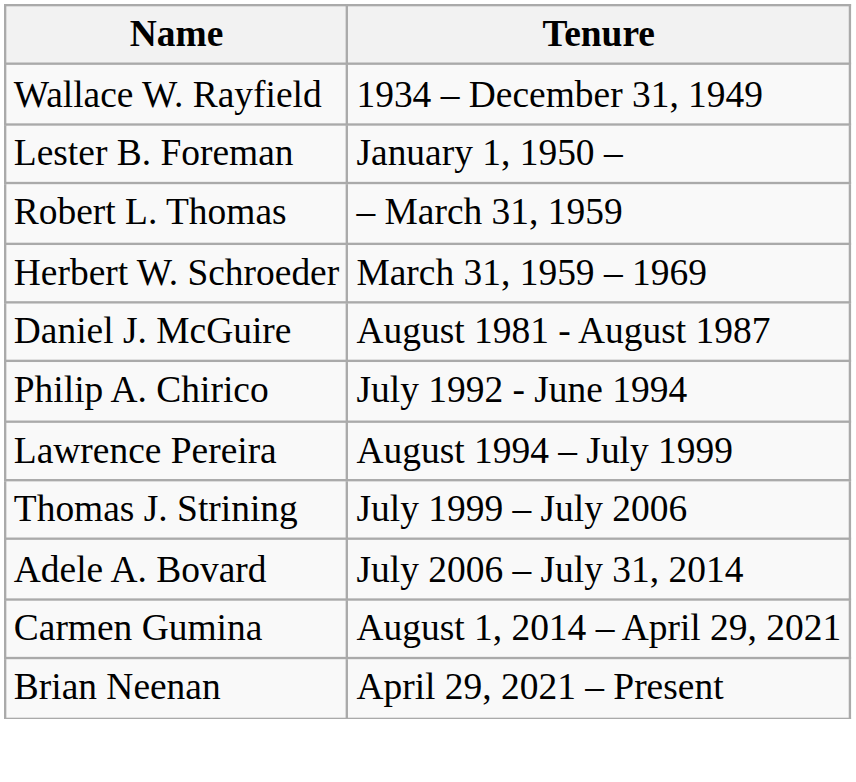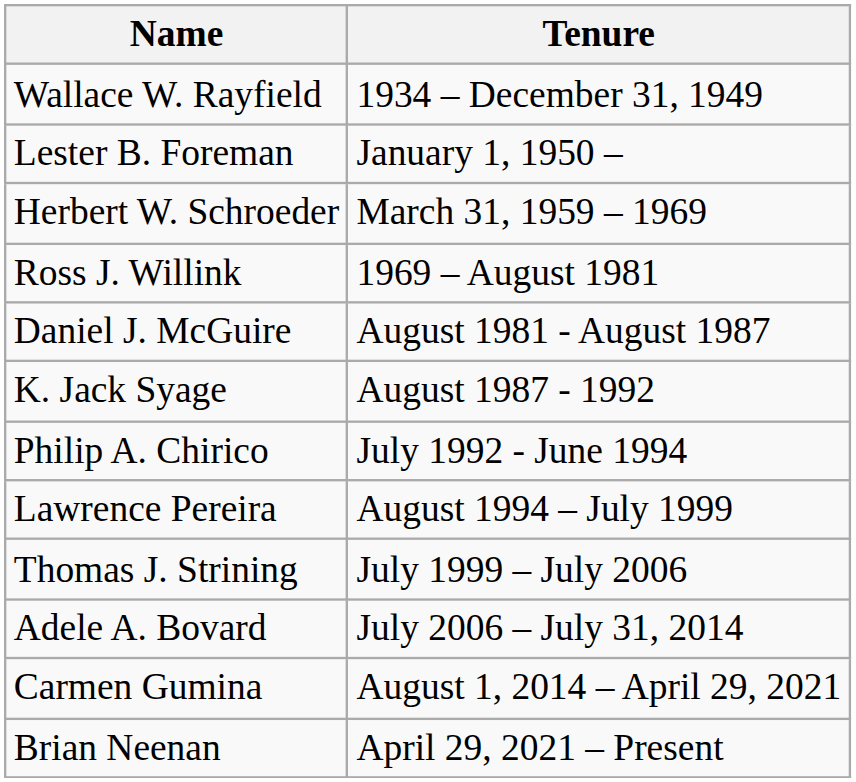- row: (150, 212)
+ row: (128, 271)
+ row: (120, 390)
